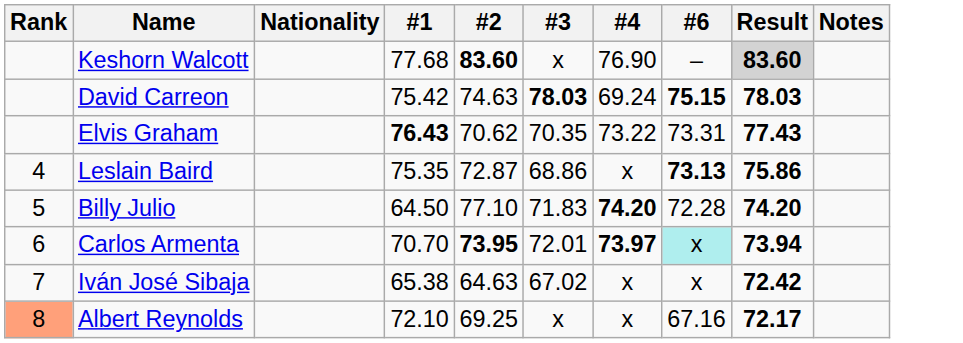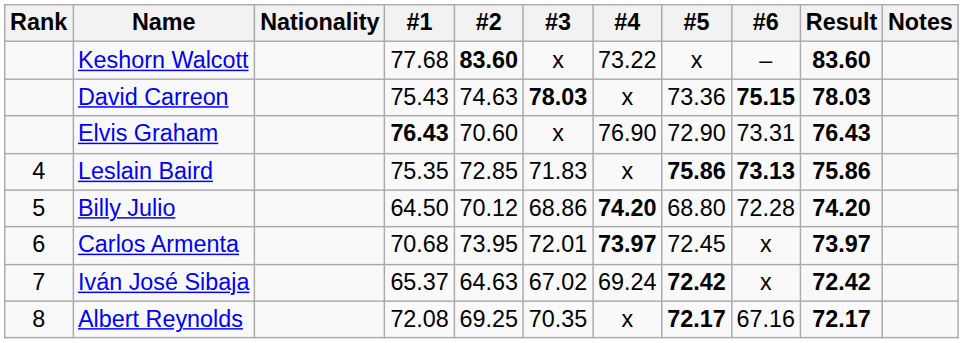+ column: (697, 23)
(627, 60) 76.90 -> (627, 60) 73.22
(772, 60) lightgrey background -> (841, 60) no background
(420, 97) 75.42 -> (420, 97) 75.43
(627, 97) 69.24 -> (627, 97) x
(489, 134) 70.62 -> (489, 134) 70.60
(558, 134) 70.35 -> (558, 134) x
(627, 134) 73.22 -> (627, 134) 76.90
(772, 134) 77.43 -> (841, 134) 76.43
(489, 171) 72.87 -> (489, 171) 72.85
(558, 171) 68.86 -> (558, 171) 71.83
(489, 208) 77.10 -> (489, 208) 70.12
(558, 208) 71.83 -> (558, 208) 68.86
(420, 245) 70.70 -> (420, 245) 70.68
(489, 245) bold -> (489, 245) normal
(697, 245) paleturquoise background -> (766, 245) no background
(772, 245) 73.94 -> (841, 245) 73.97
(420, 282) 65.38 -> (420, 282) 65.37
(627, 282) x -> (627, 282) 69.24
(39, 319) lightsalmon background -> (39, 319) no background
(420, 319) 72.10 -> (420, 319) 72.08
(558, 319) x -> (558, 319) 70.35
